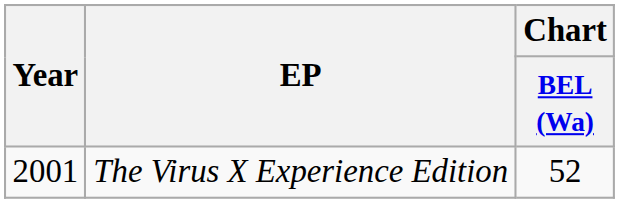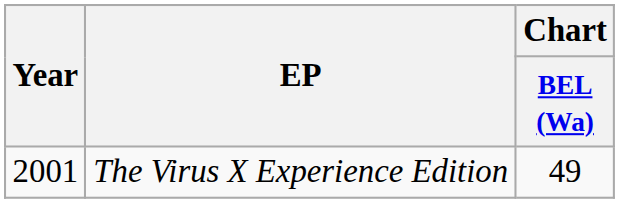(565, 171) 52 -> (565, 171) 49
